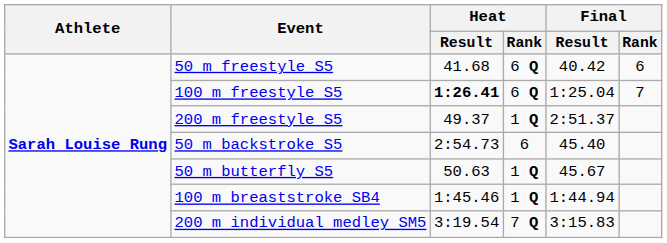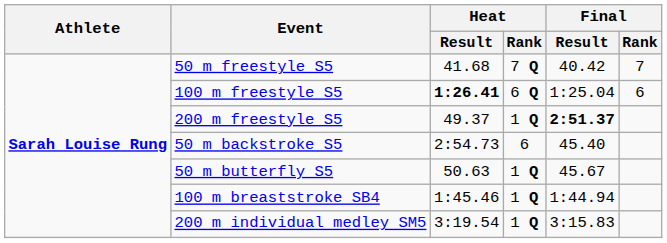(524, 67) 6 Q -> (524, 67) 7 Q
(640, 67) 6 -> (640, 67) 7
(640, 93) 7 -> (640, 93) 6
(582, 119) normal -> (582, 119) bold
(524, 224) 7 Q -> (524, 224) 1 Q
